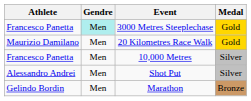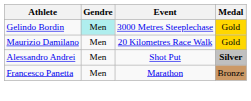(40, 27) Francesco Panetta -> (35, 27) Gelindo Bordin
- row: (165, 58)
(231, 73) normal -> (231, 58) bold
(35, 88) Gelindo Bordin -> (40, 73) Francesco Panetta
